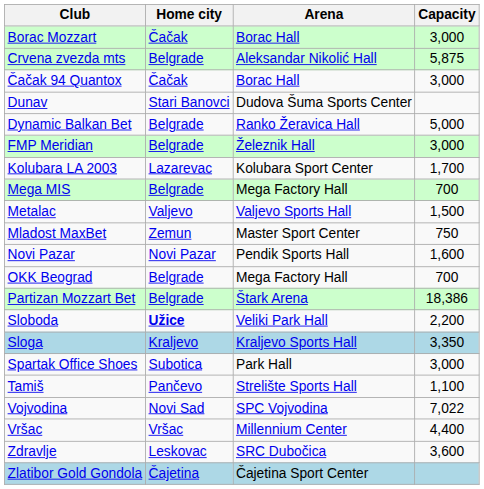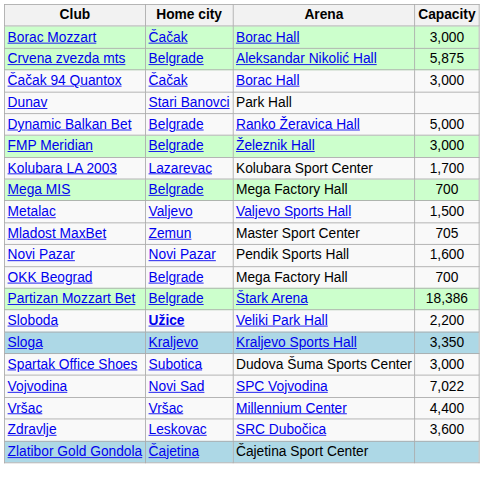(324, 102) Dudova Šuma Sports Center -> (264, 102) Park Hall
(447, 233) 750 -> (447, 233) 705
(264, 364) Park Hall -> (324, 364) Dudova Šuma Sports Center
- row: (26, 386)
